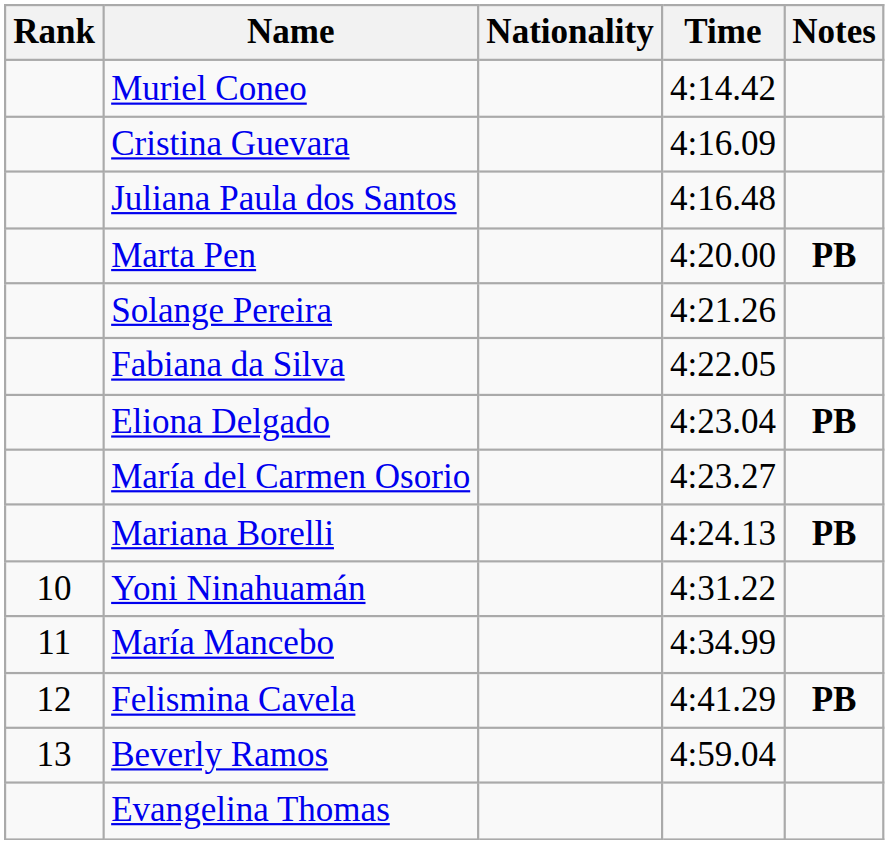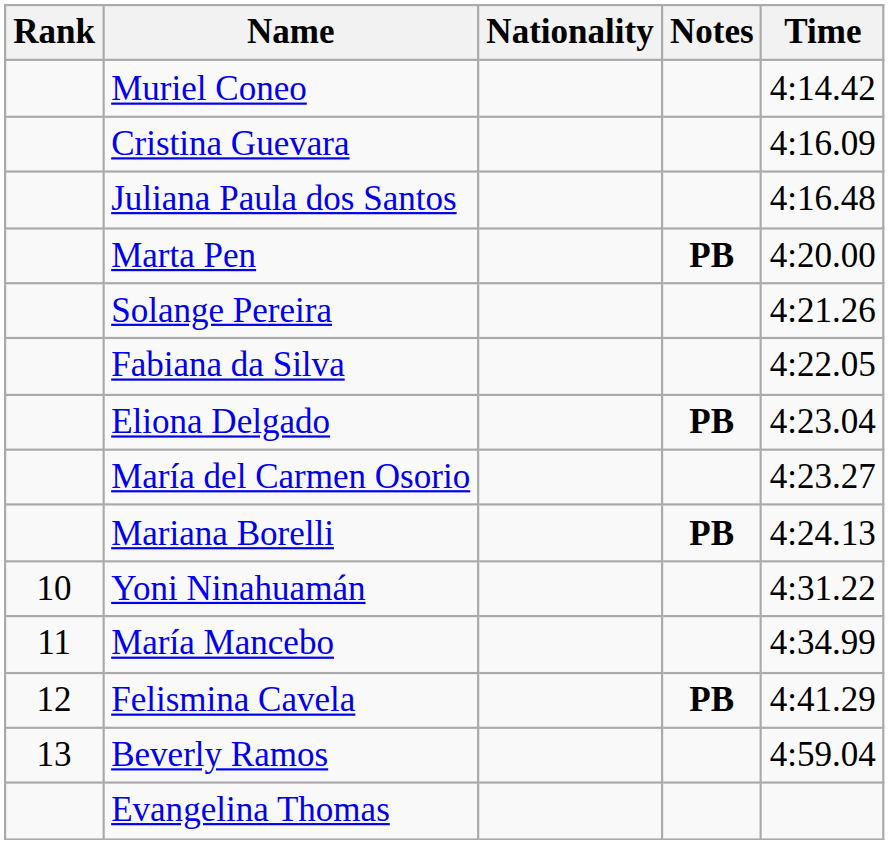columns swapped: (723, 32) <-> (834, 32)
